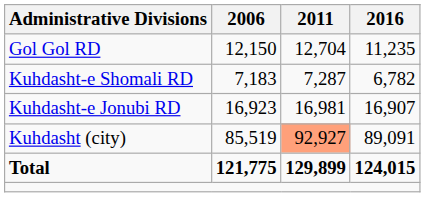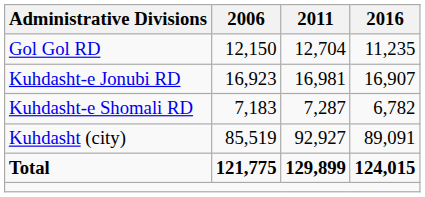rows swapped: (95, 108) <-> (101, 78)
(320, 138) lightsalmon background -> (320, 138) no background
